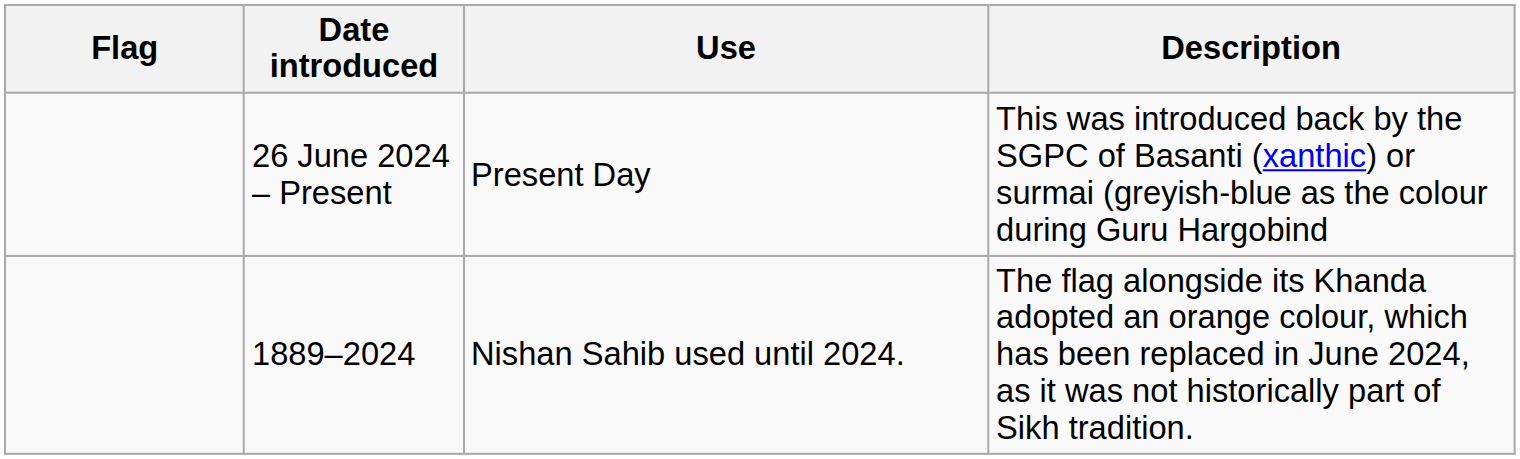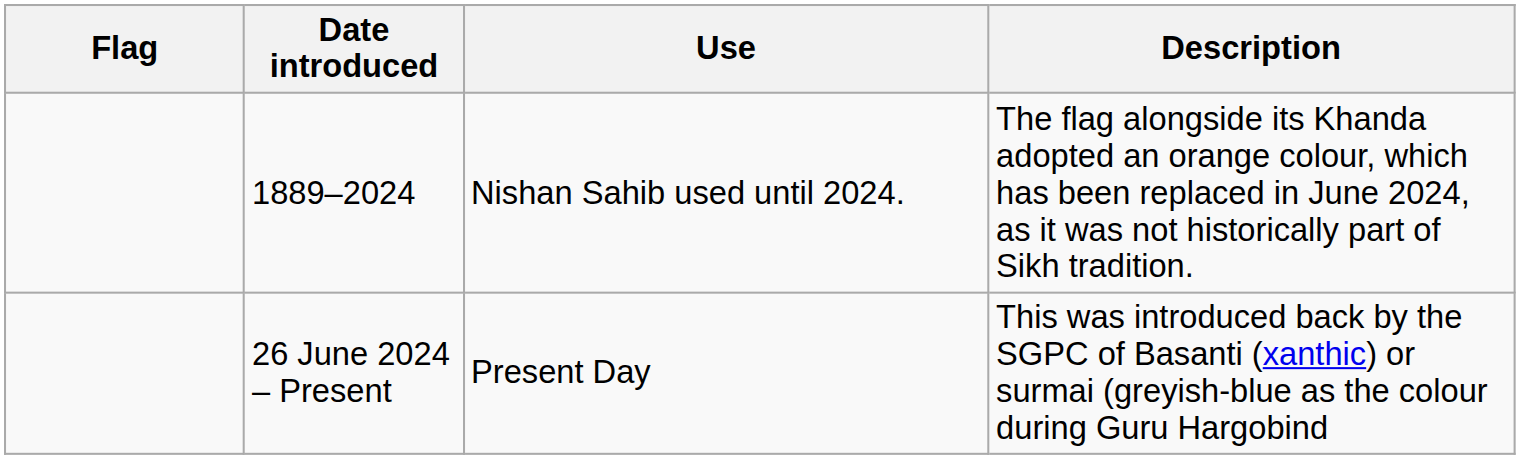rows swapped: (334, 354) <-> (351, 173)
